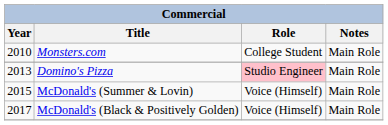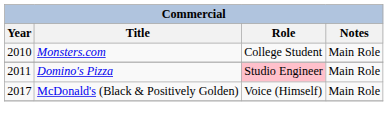(19, 71) 2013 -> (19, 71) 2011
- row: (115, 91)
